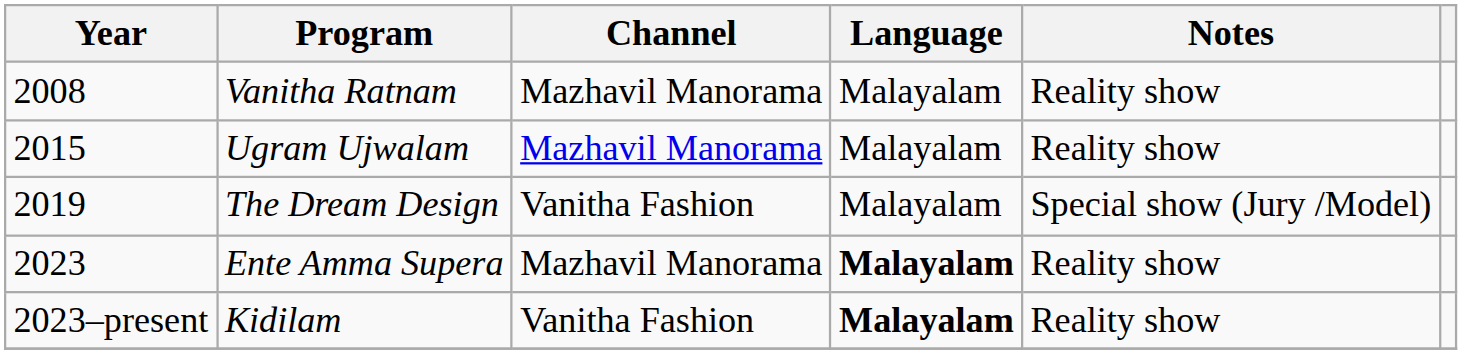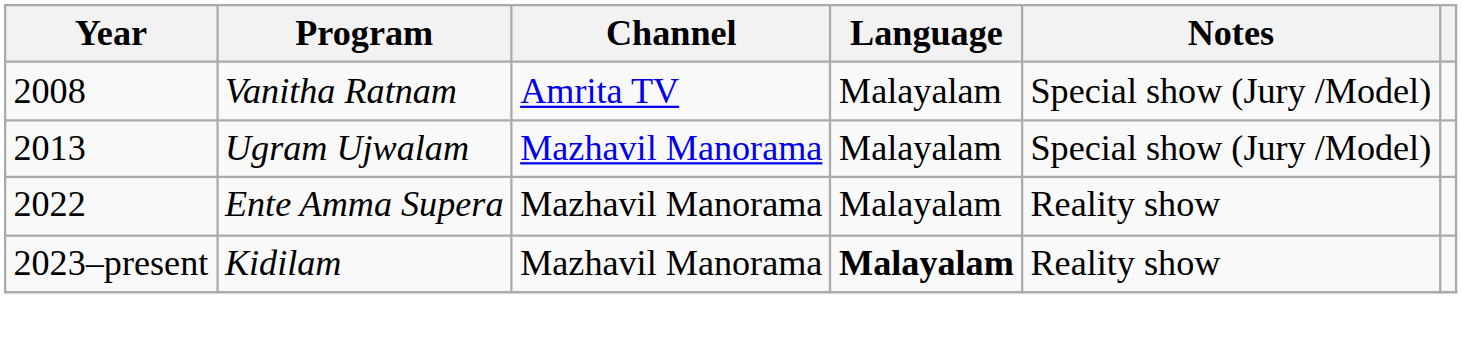(671, 90) Mazhavil Manorama -> (600, 90) Amrita TV
(1125, 90) Reality show -> (1231, 90) Special show (Jury /Model)
(50, 147) 2015 -> (50, 147) 2013
(1125, 147) Reality show -> (1231, 147) Special show (Jury /Model)
- row: (362, 205)
(50, 262) 2023 -> (50, 205) 2022
(926, 262) bold -> (920, 205) normal
(637, 319) Vanitha Fashion -> (671, 262) Mazhavil Manorama
